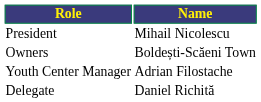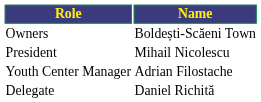rows swapped: (27, 52) <-> (31, 34)
